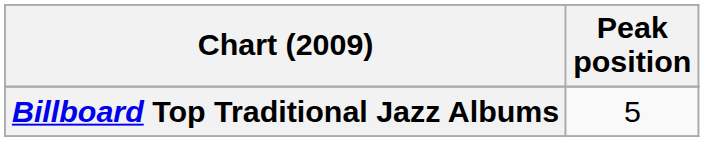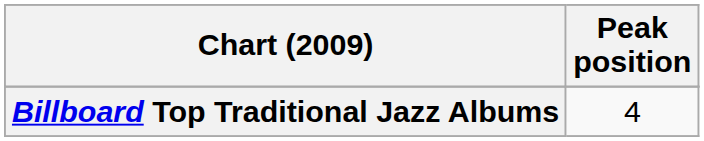(632, 111) 5 -> (632, 111) 4
